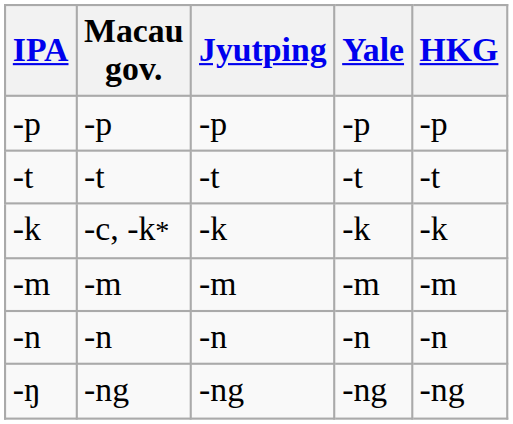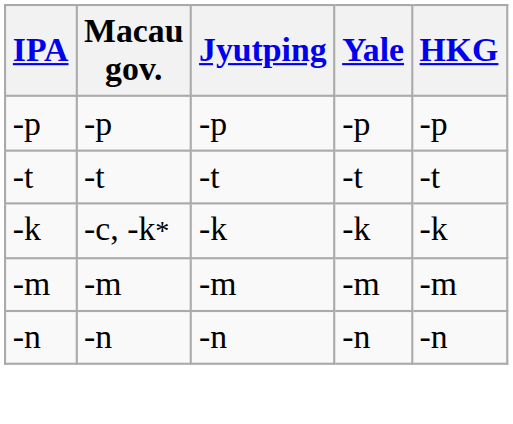- row: (27, 390)
